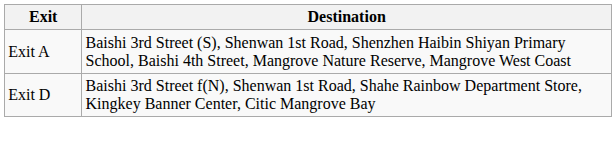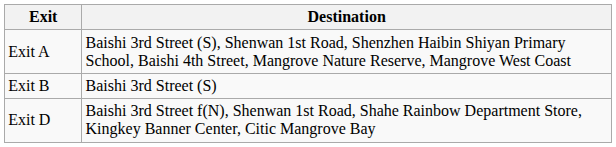+ row: (29, 85)
